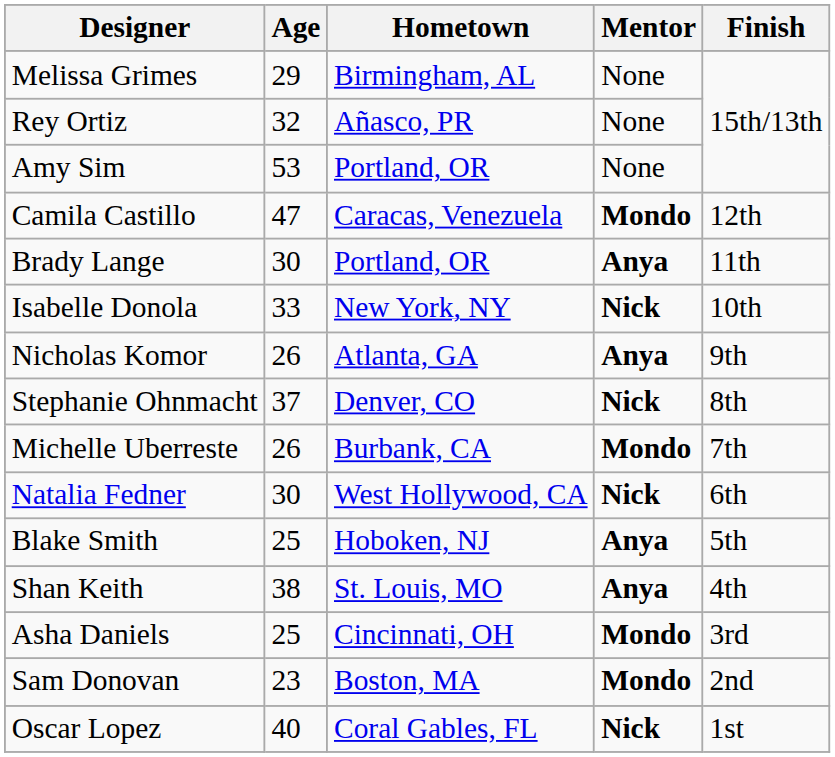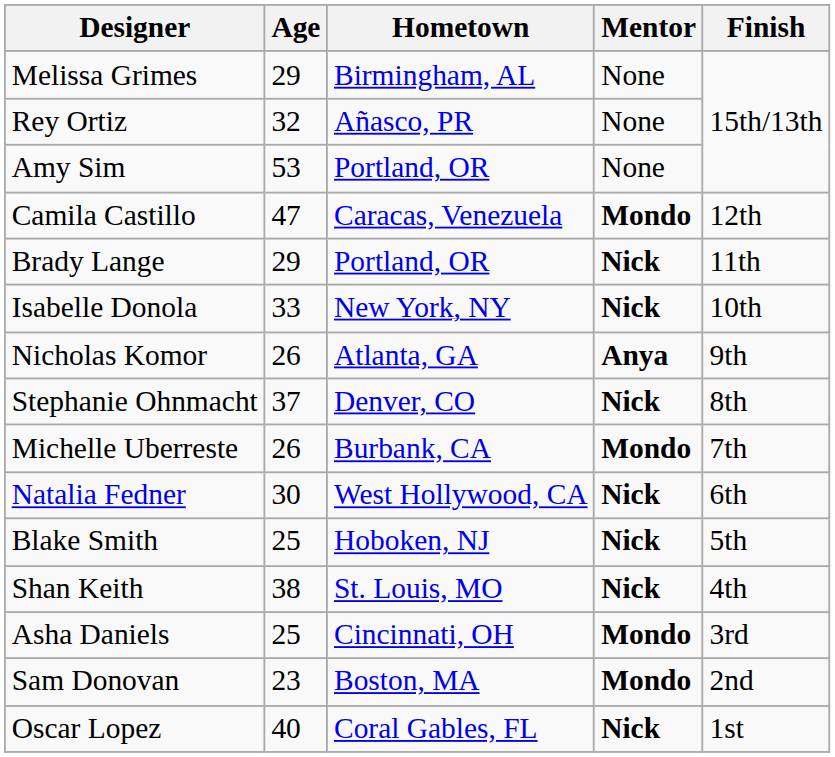(286, 261) 30 -> (286, 261) 29
(635, 261) Anya -> (631, 261) Nick
(635, 541) Anya -> (631, 541) Nick
(635, 588) Anya -> (631, 588) Nick
